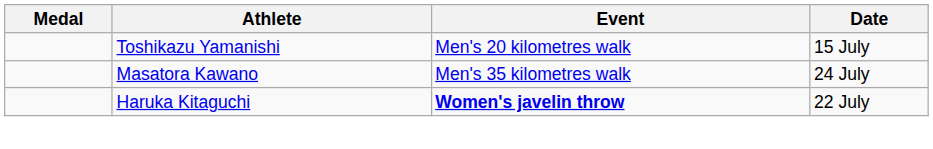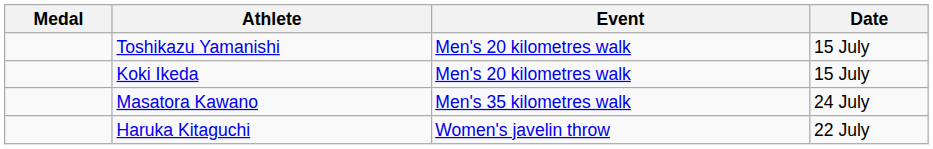+ row: (158, 74)
(530, 102) bold -> (523, 130) normal
